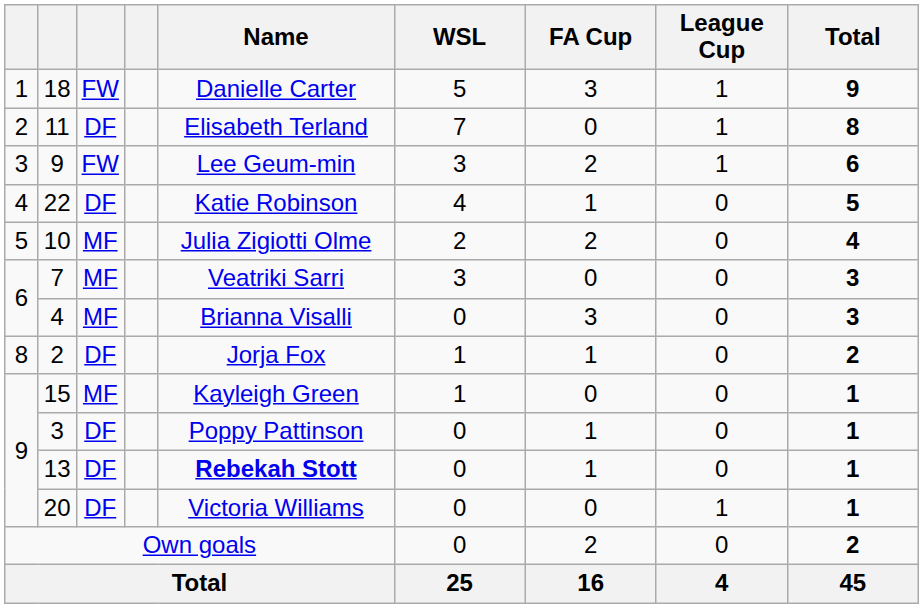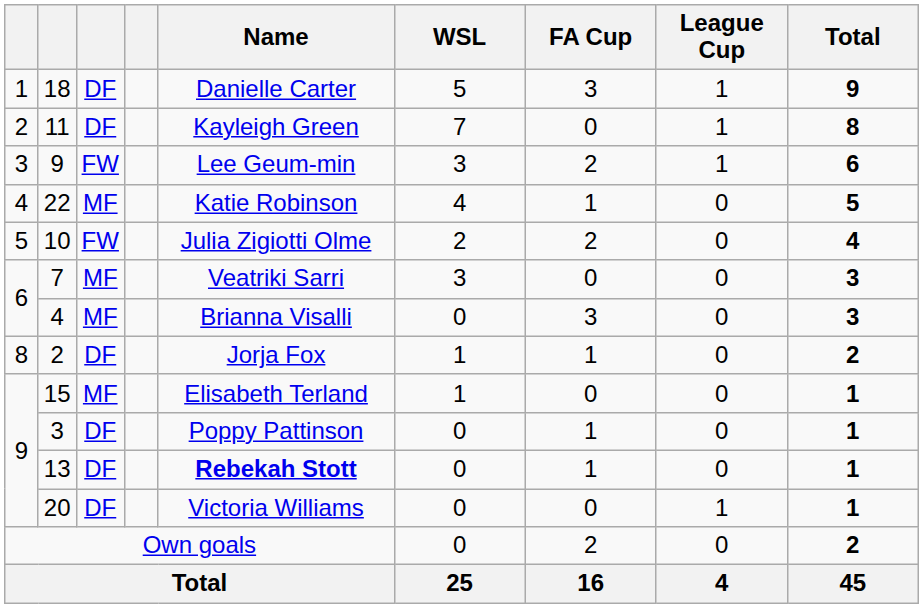(100, 88) FW -> (100, 88) DF
(276, 126) Elisabeth Terland -> (276, 126) Kayleigh Green
(100, 202) DF -> (100, 202) MF
(100, 240) MF -> (100, 240) FW
(276, 393) Kayleigh Green -> (276, 393) Elisabeth Terland
